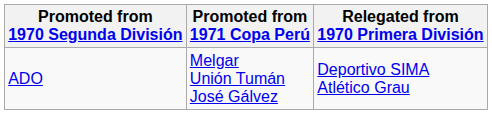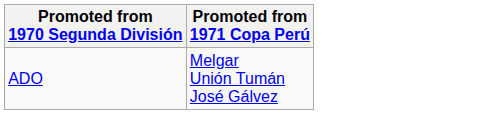- column: (400, 26)
